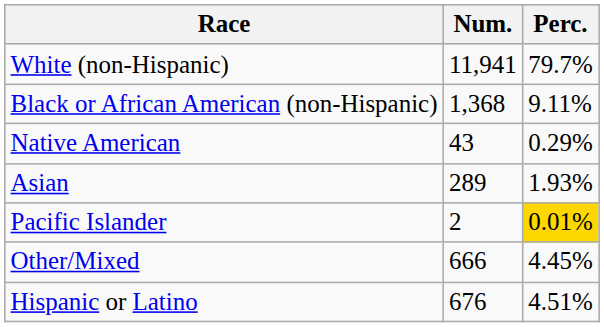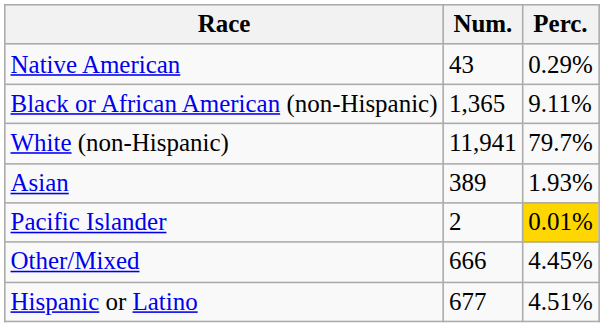rows swapped: (120, 63) <-> (95, 143)
(477, 103) 1,368 -> (477, 103) 1,365
(468, 182) 289 -> (468, 182) 389
(468, 301) 676 -> (468, 301) 677
